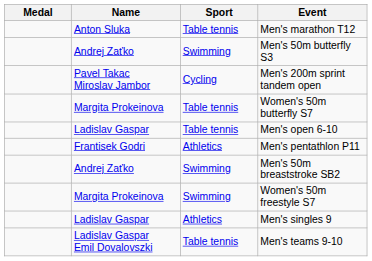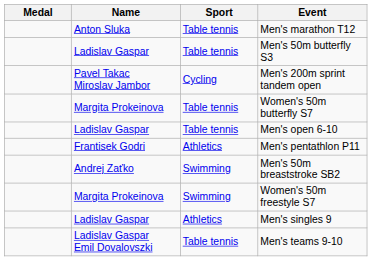(104, 51) Andrej Zaťko -> (111, 51) Ladislav Gaspar
(207, 51) Swimming -> (210, 51) Table tennis
